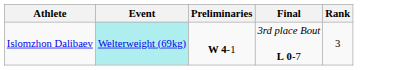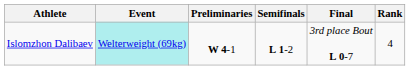+ column: (281, 13)
(338, 43) 3 -> (390, 43) 4
